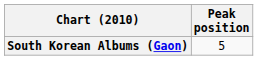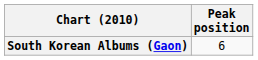(222, 46) 5 -> (222, 46) 6
